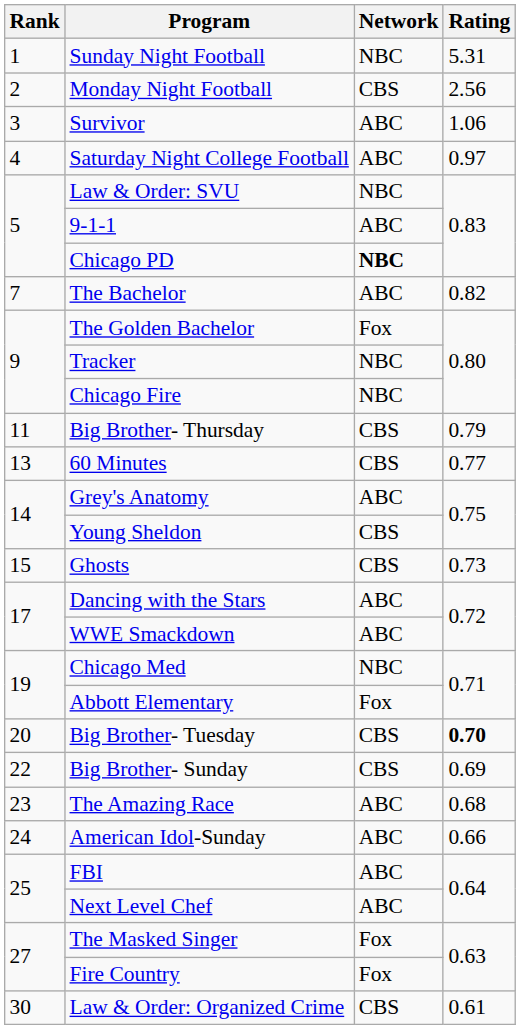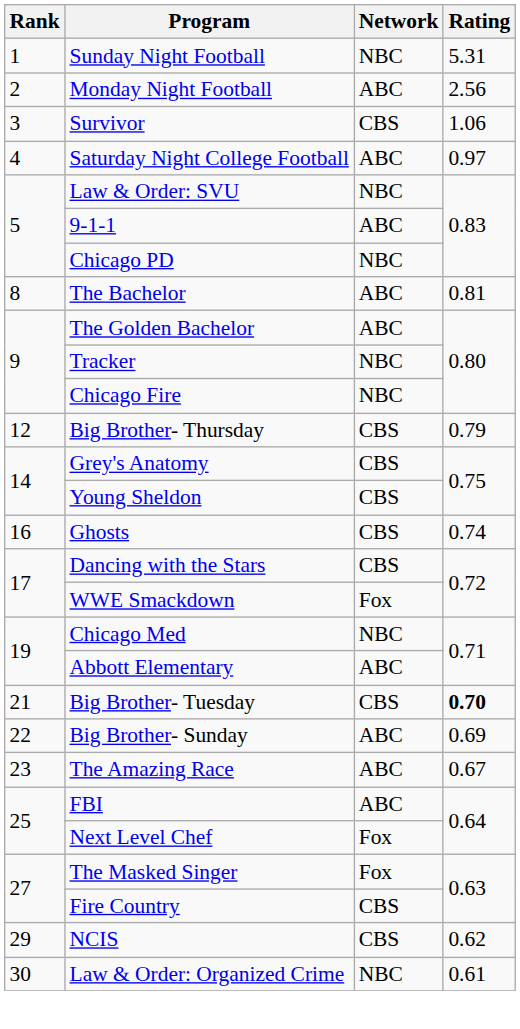(379, 89) CBS -> (381, 89) ABC
(381, 123) ABC -> (379, 123) CBS
(381, 259) bold -> (381, 259) normal
(15, 293) 7 -> (15, 293) 8
(467, 293) 0.82 -> (467, 293) 0.81
(375, 327) Fox -> (381, 327) ABC
(20, 429) 11 -> (20, 429) 12
- row: (118, 463)
(381, 497) ABC -> (379, 463) CBS
(20, 565) 15 -> (20, 531) 16
(467, 565) 0.73 -> (467, 531) 0.74
(381, 599) ABC -> (379, 565) CBS
(381, 633) ABC -> (375, 599) Fox
(375, 701) Fox -> (381, 667) ABC
(20, 735) 20 -> (20, 701) 21
(379, 769) CBS -> (381, 735) ABC
(467, 803) 0.68 -> (467, 769) 0.67
- row: (168, 837)
(381, 905) ABC -> (375, 837) Fox
(375, 973) Fox -> (379, 905) CBS
+ row: (94, 939)
(379, 1007) CBS -> (381, 973) NBC
